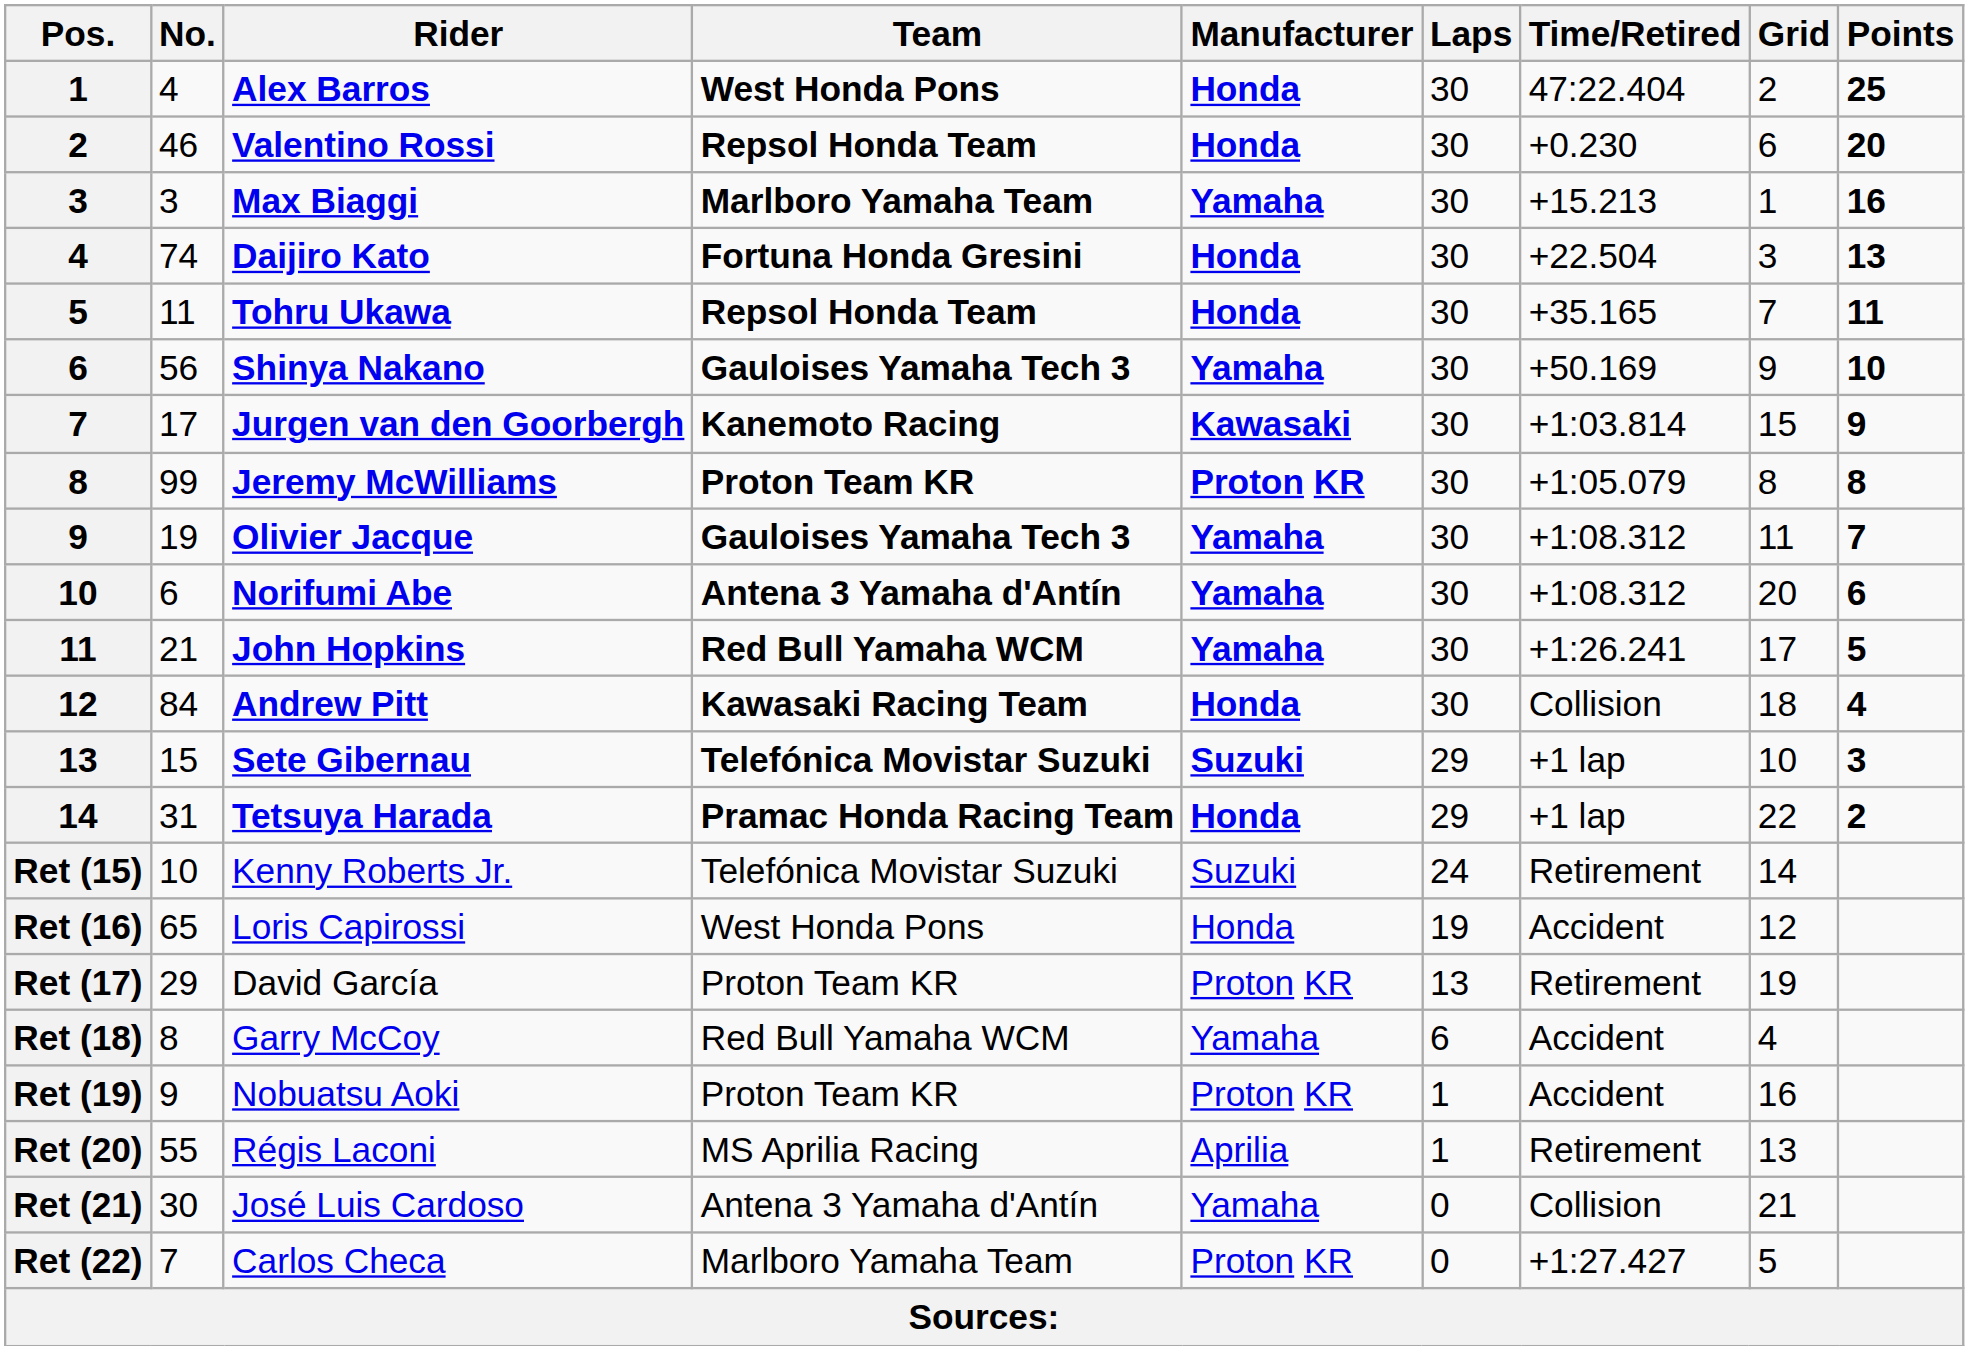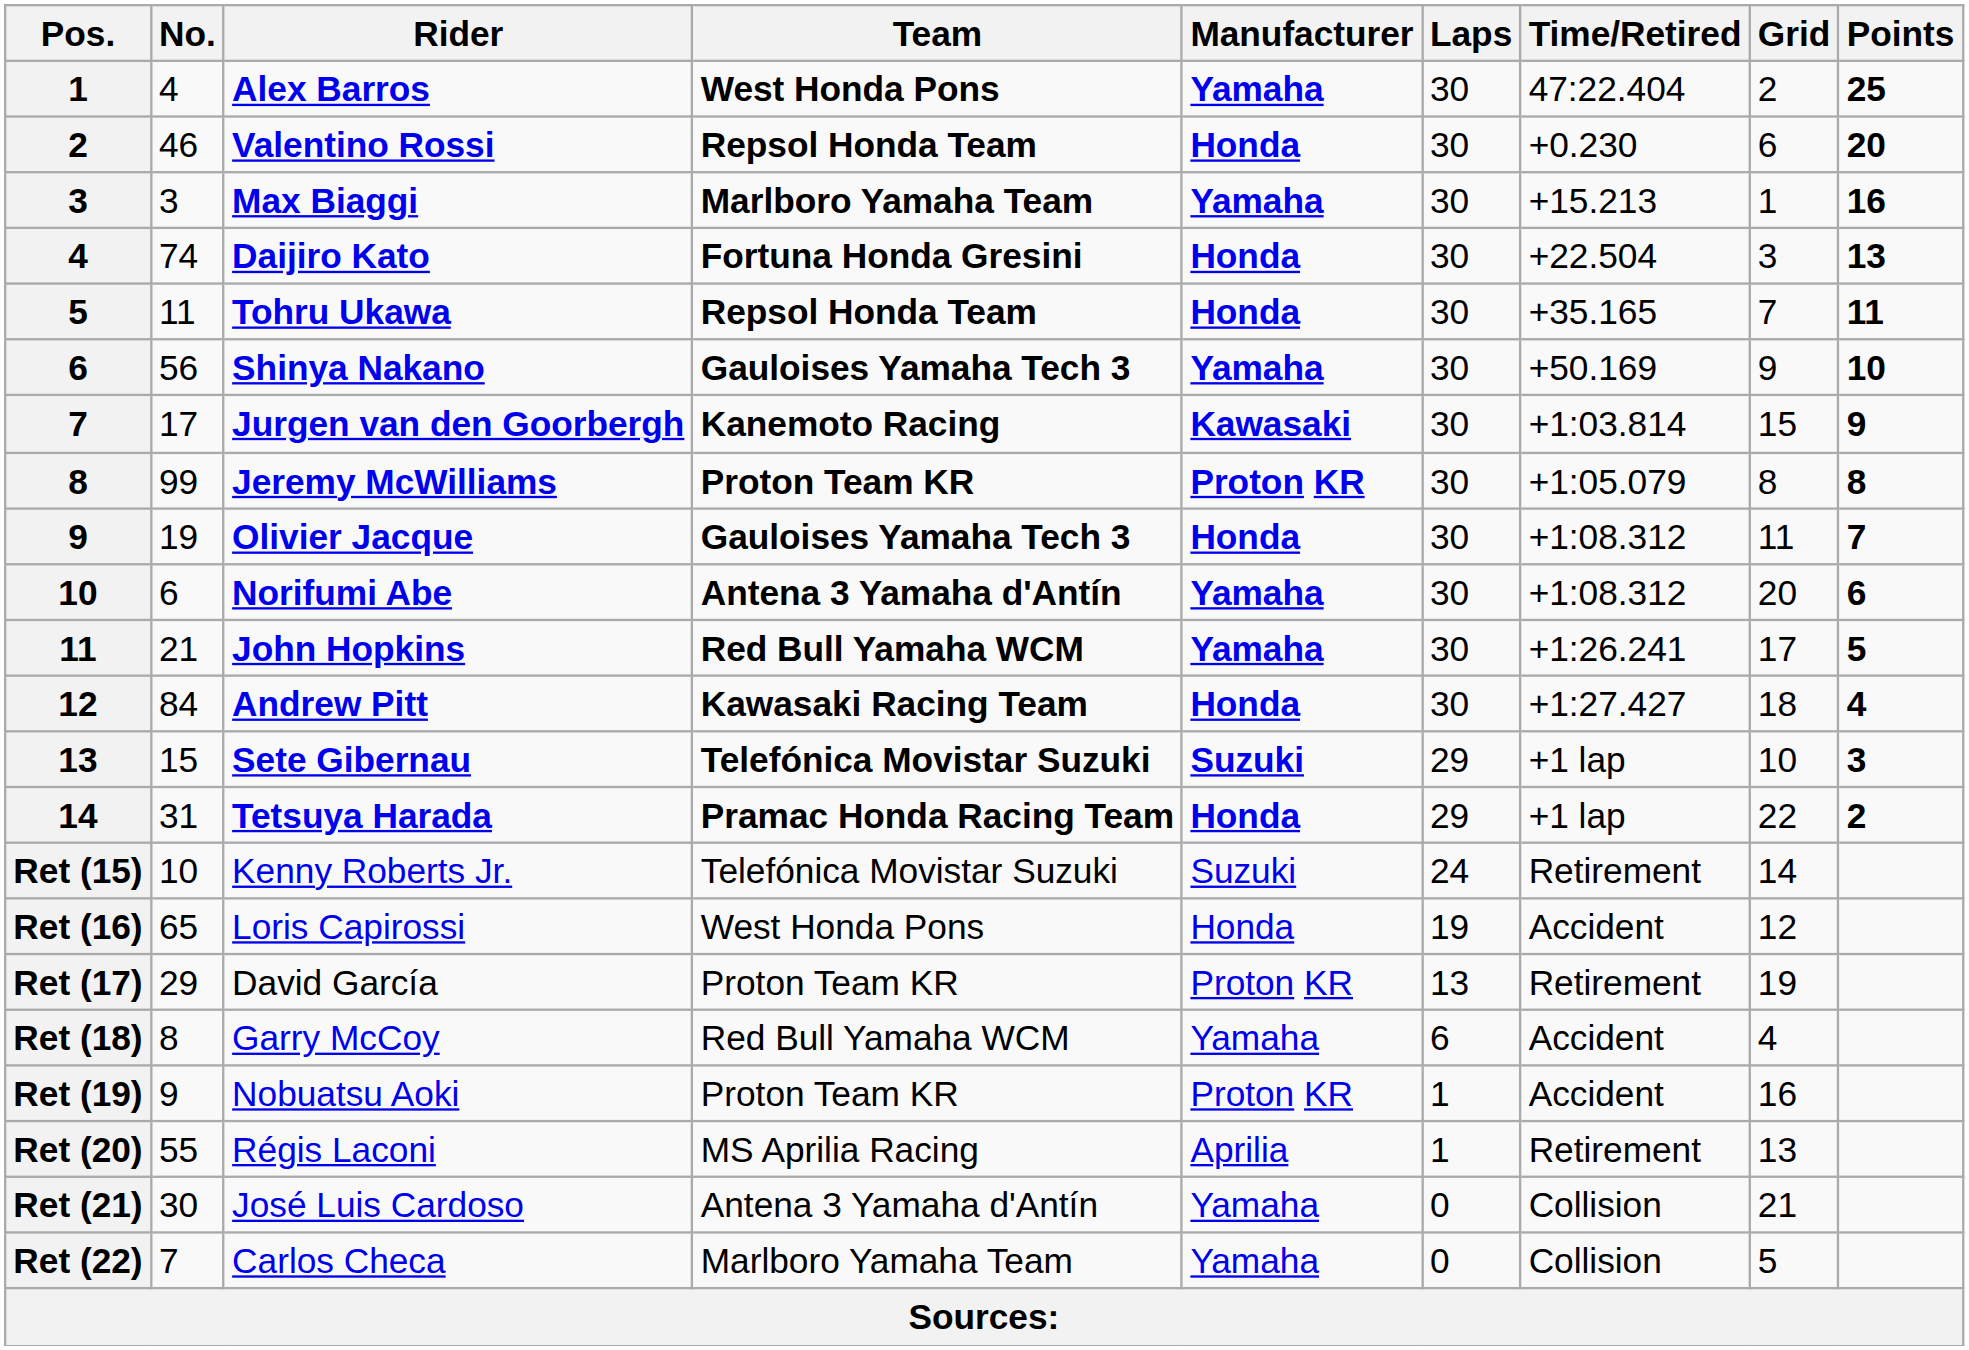(1245, 89) Honda -> (1257, 89) Yamaha
(1257, 536) Yamaha -> (1245, 536) Honda
(1595, 703) Collision -> (1608, 703) +1:27.427
(1272, 1261) Proton KR -> (1255, 1261) Yamaha
(1608, 1261) +1:27.427 -> (1595, 1261) Collision
